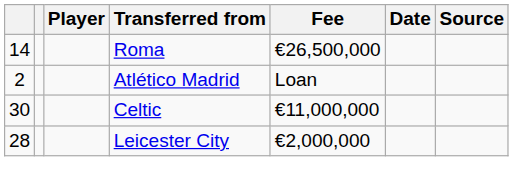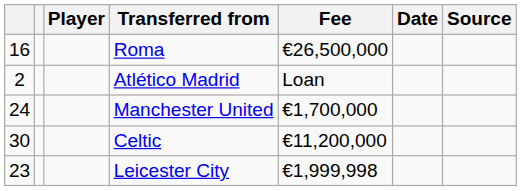(20, 49) 14 -> (20, 49) 16
+ row: (194, 110)
(327, 110) €11,000,000 -> (334, 140) €11,200,000
(20, 140) 28 -> (20, 170) 23
(322, 140) €2,000,000 -> (330, 170) €1,999,998
